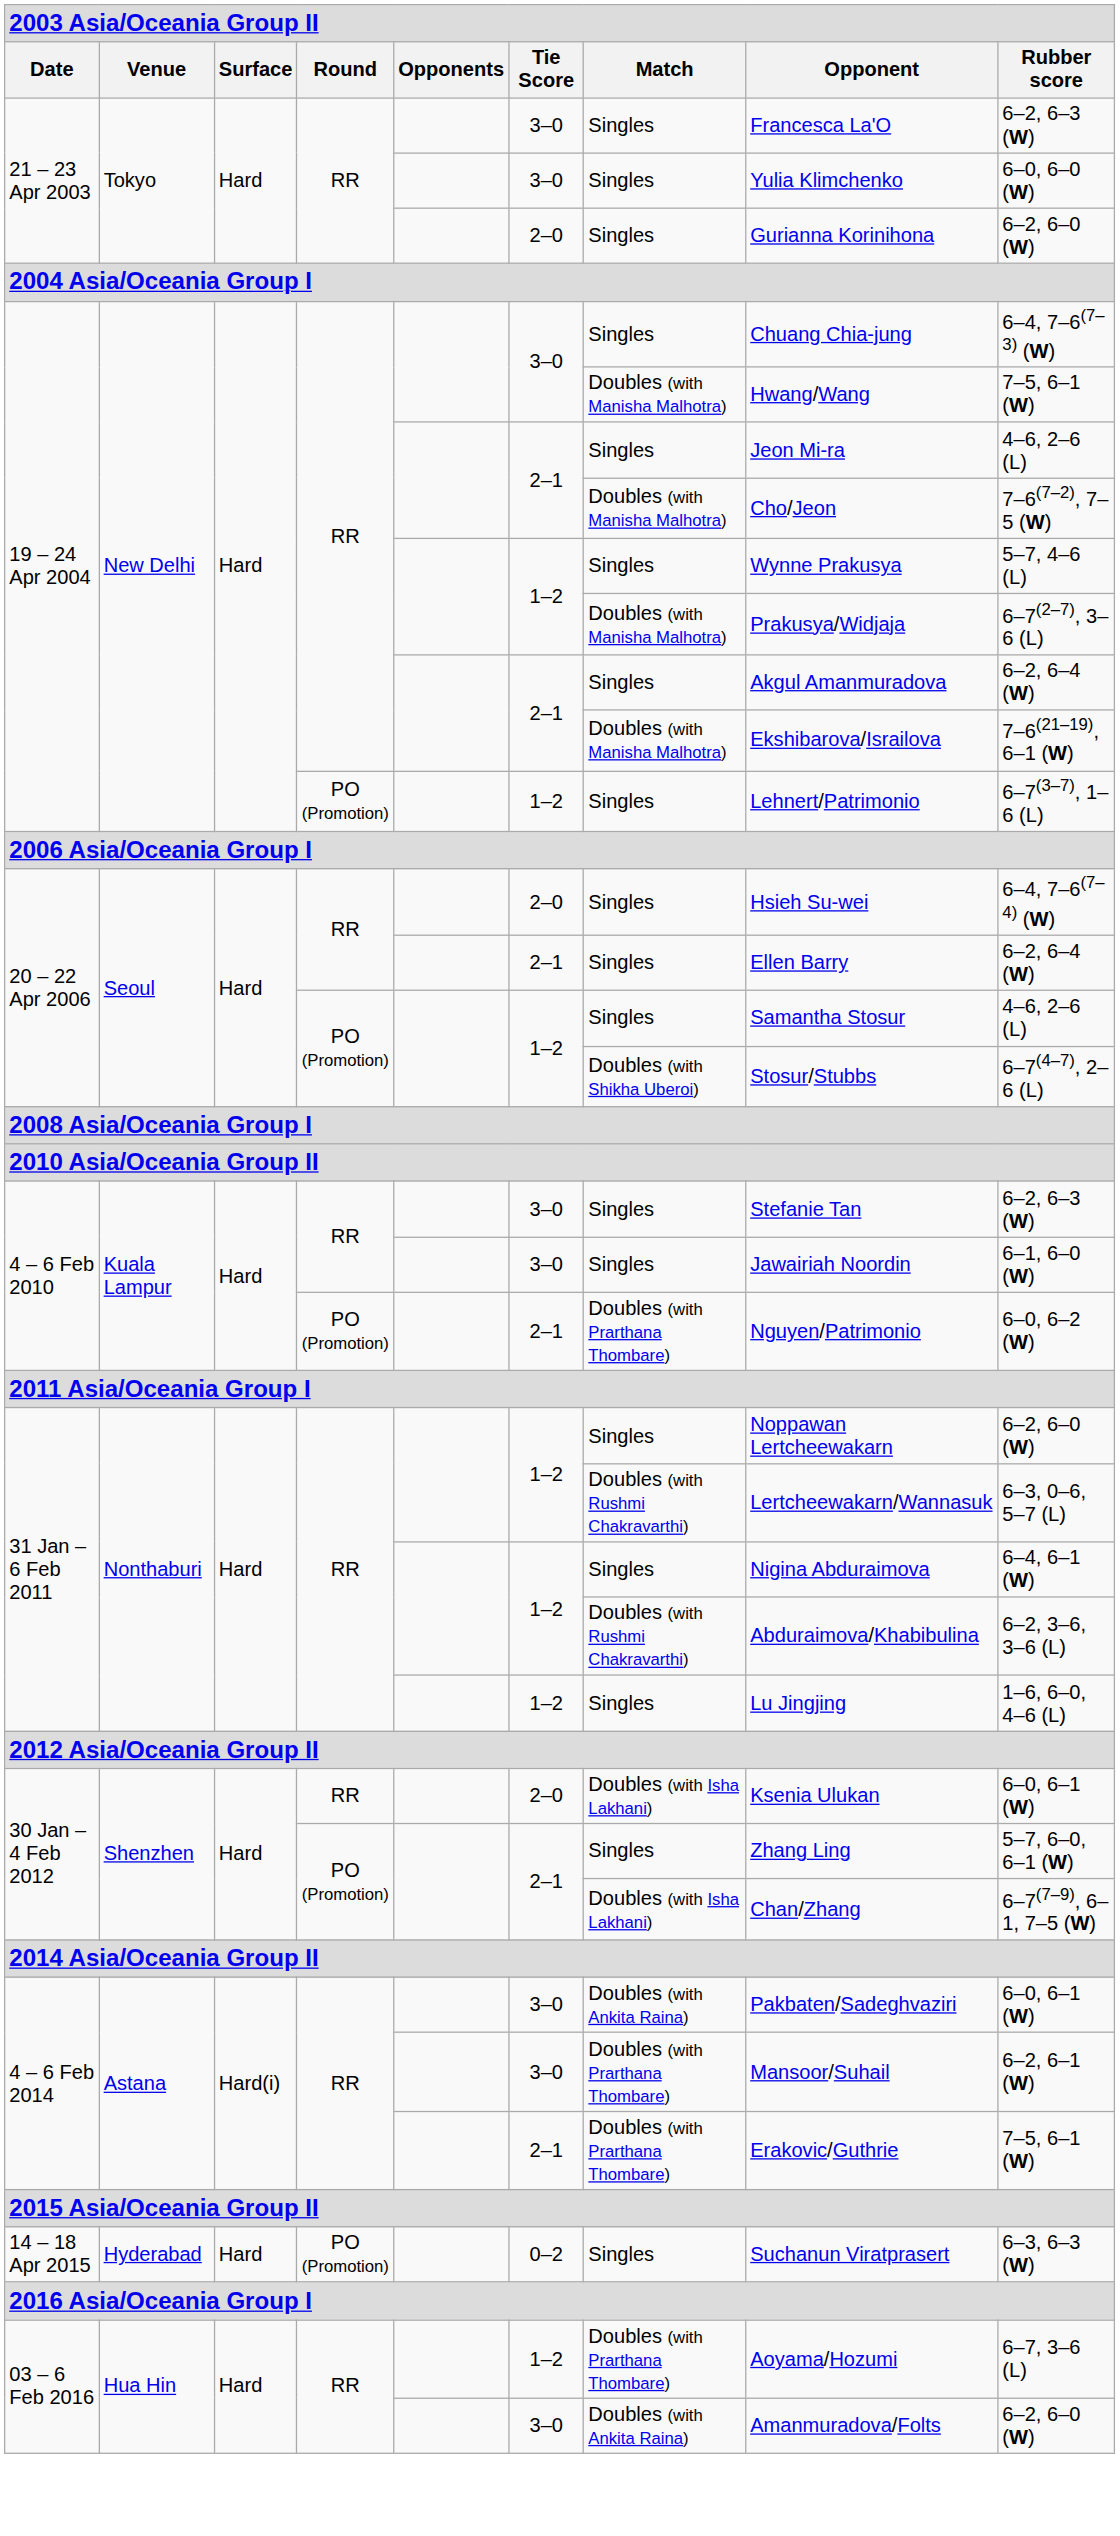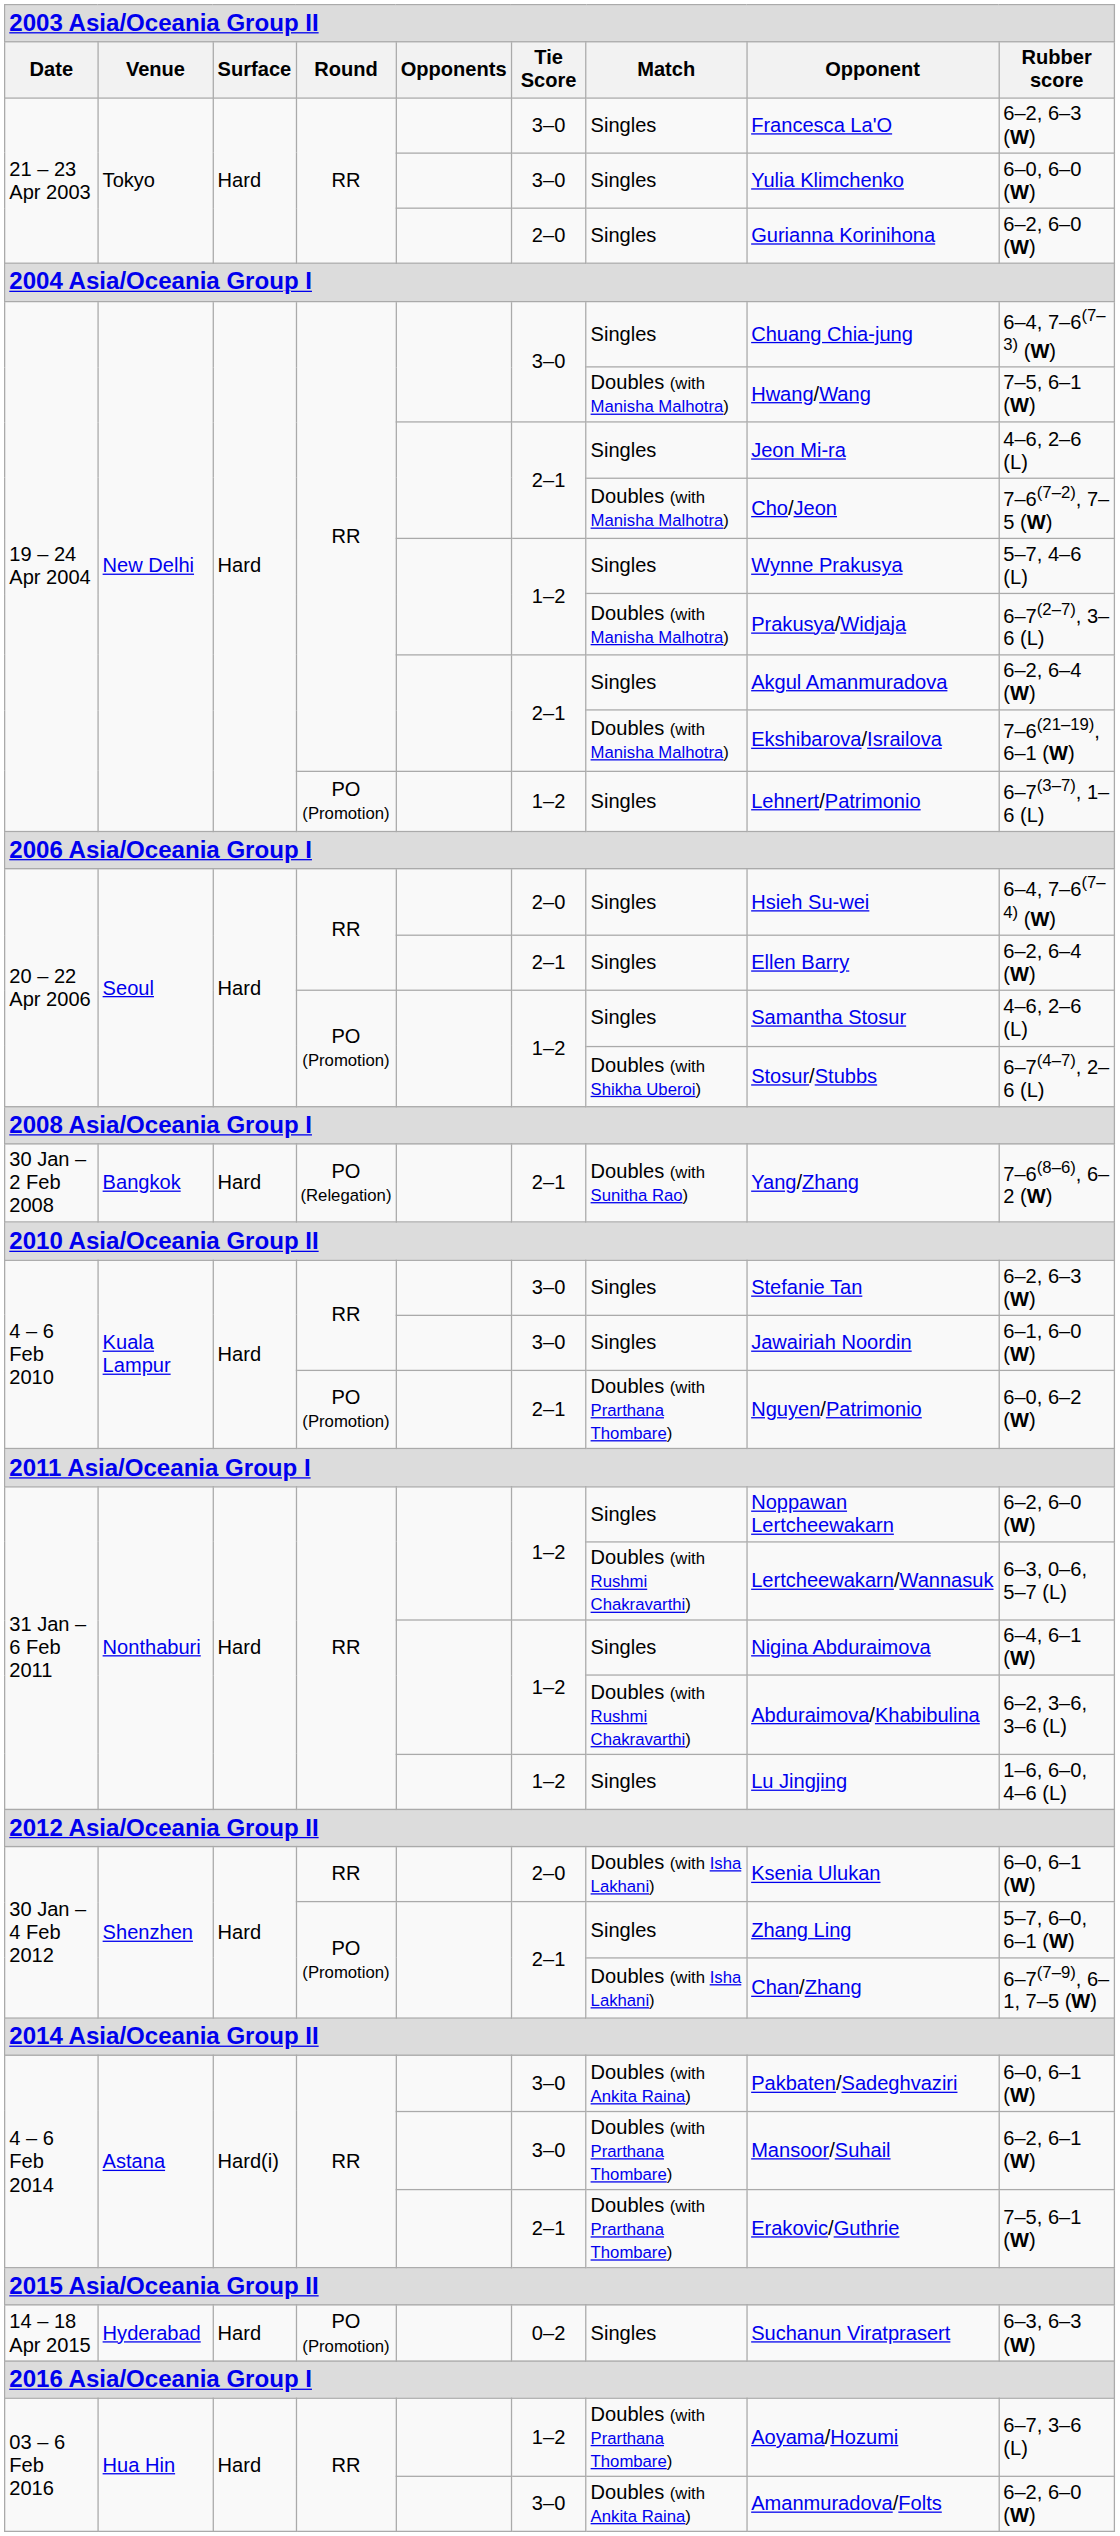+ row: (48, 1182)
